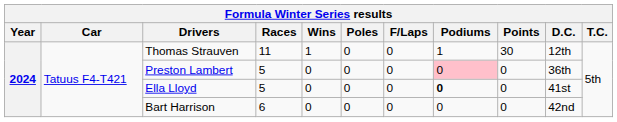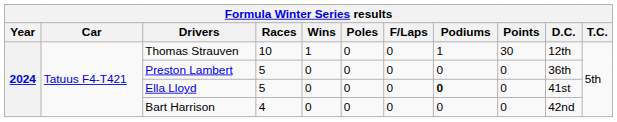(265, 51) 11 -> (265, 51) 10
(440, 69) pink background -> (440, 69) no background
(262, 107) 6 -> (262, 107) 4
